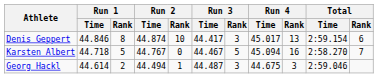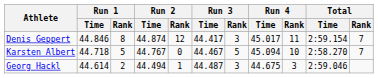(180, 38) 10 -> (180, 38) 12
(294, 38) 13 -> (294, 38) 11
(361, 38) 6 -> (361, 38) 7
(294, 52) 16 -> (294, 52) 10
